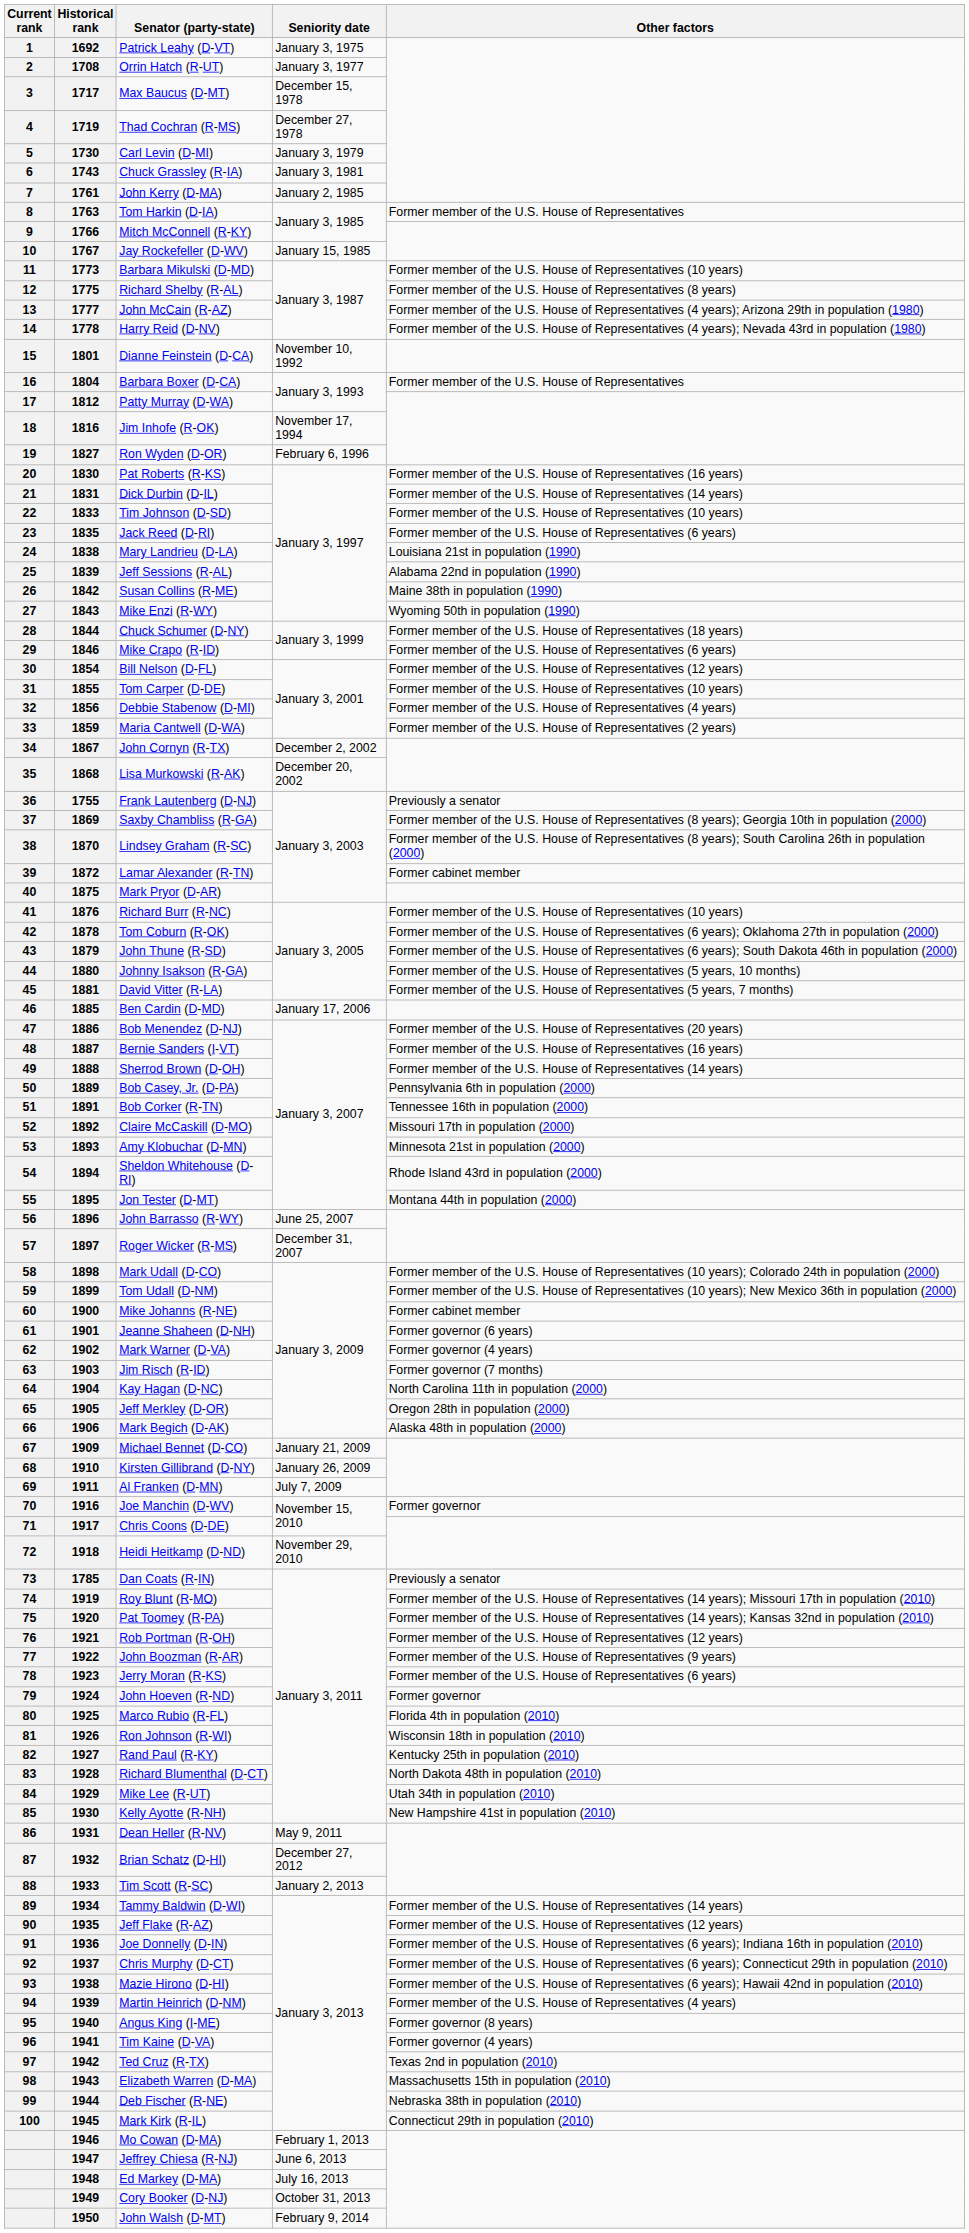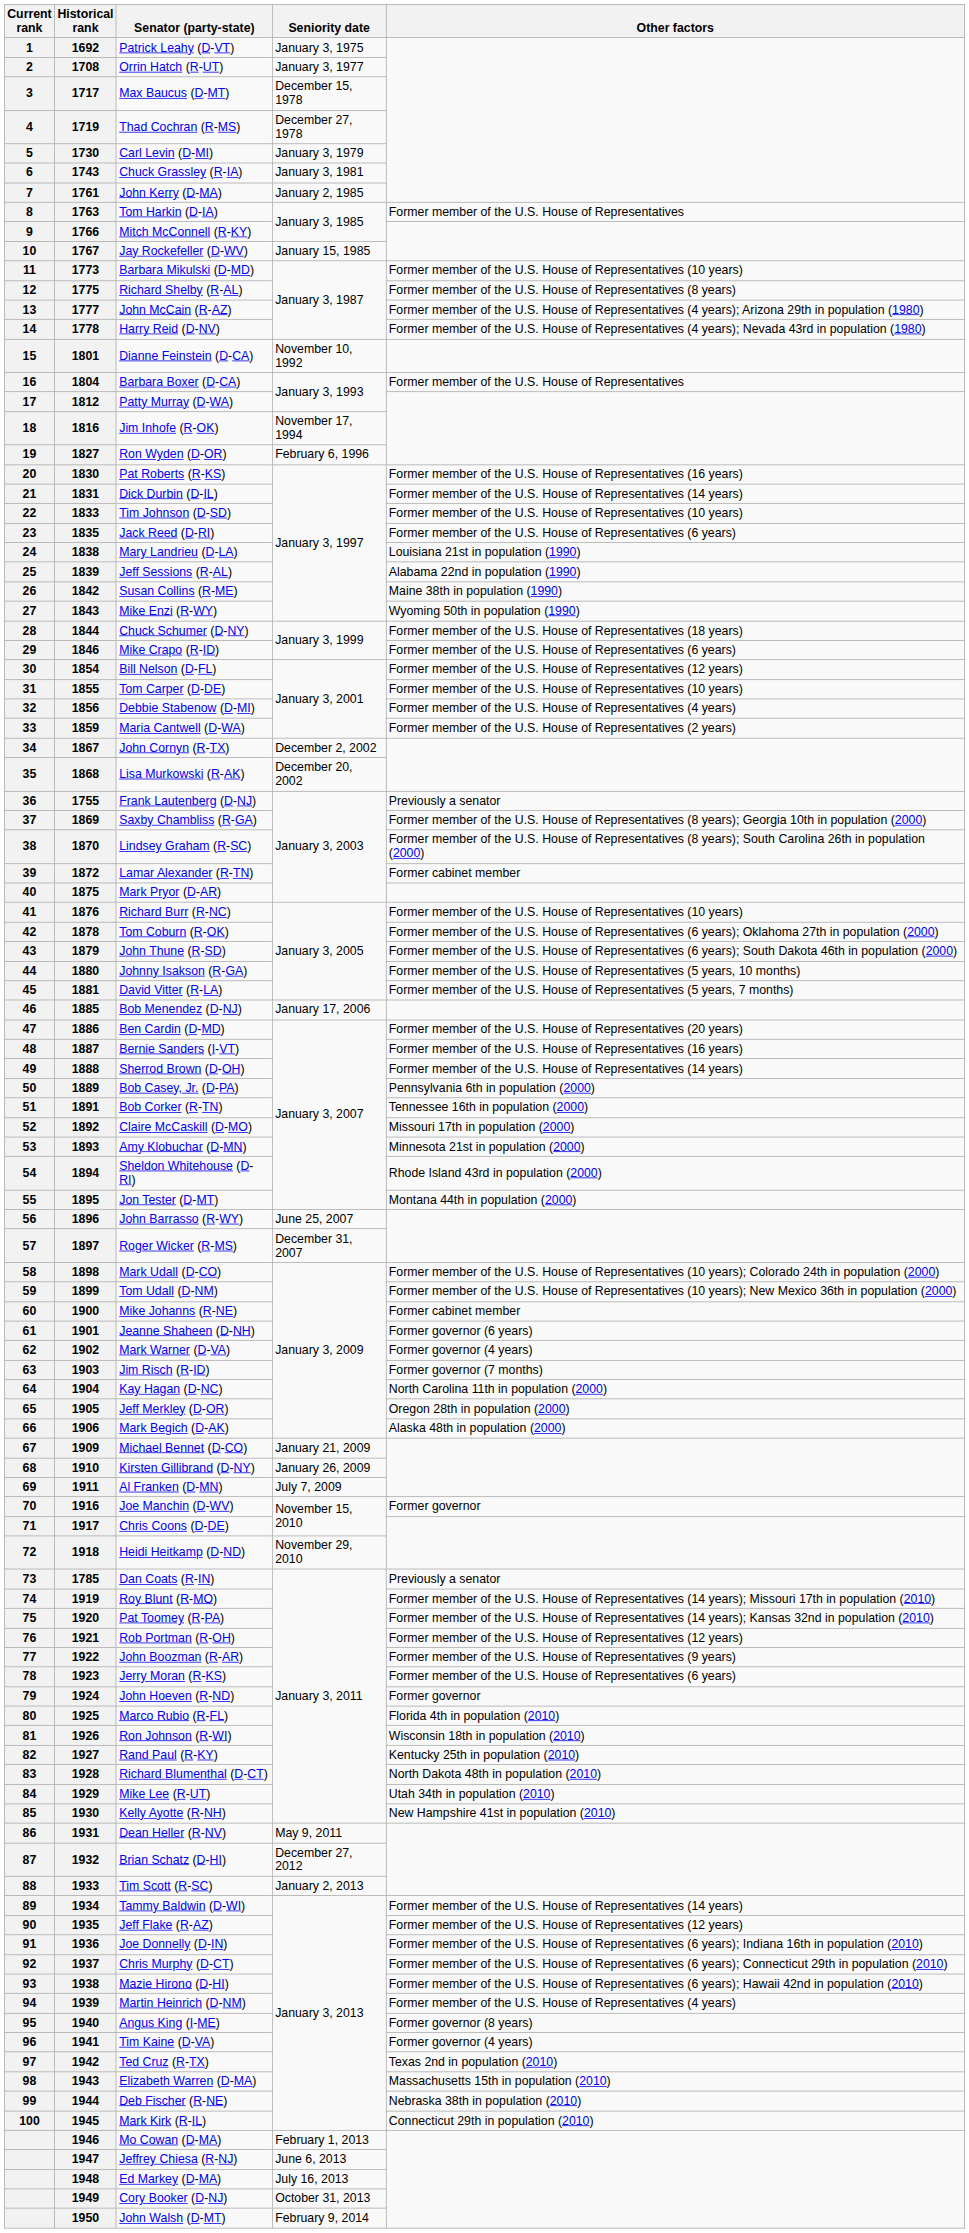(172, 1010) Ben Cardin (D-MD) -> (181, 1010) Bob Menendez (D-NJ)
(181, 1029) Bob Menendez (D-NJ) -> (172, 1029) Ben Cardin (D-MD)
